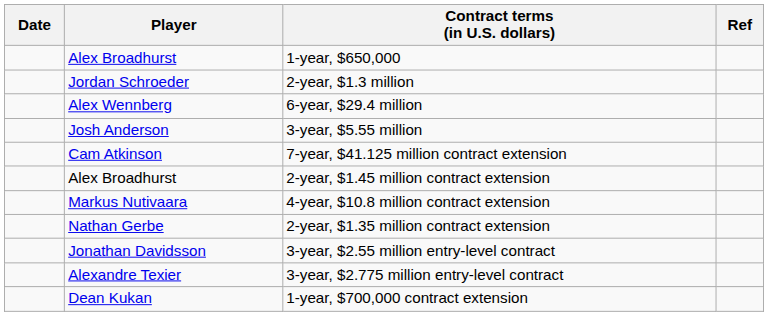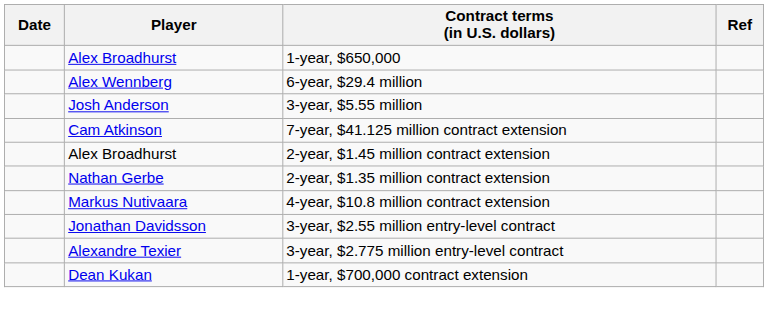- row: (350, 81)
rows swapped: (418, 226) <-> (418, 202)
